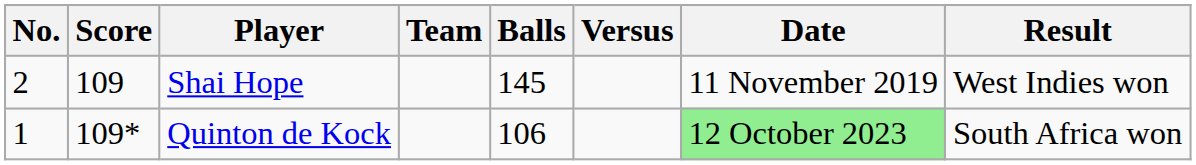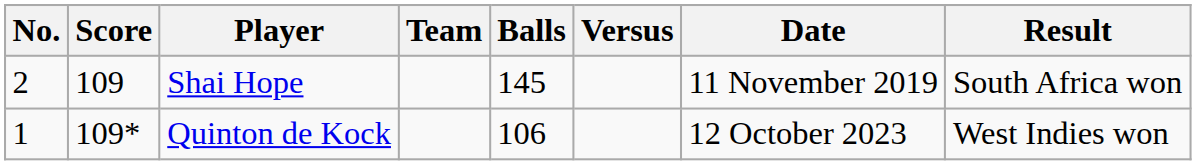(1061, 81) West Indies won -> (1068, 81) South Africa won
(798, 133) lightgreen background -> (798, 133) no background
(1068, 133) South Africa won -> (1061, 133) West Indies won
